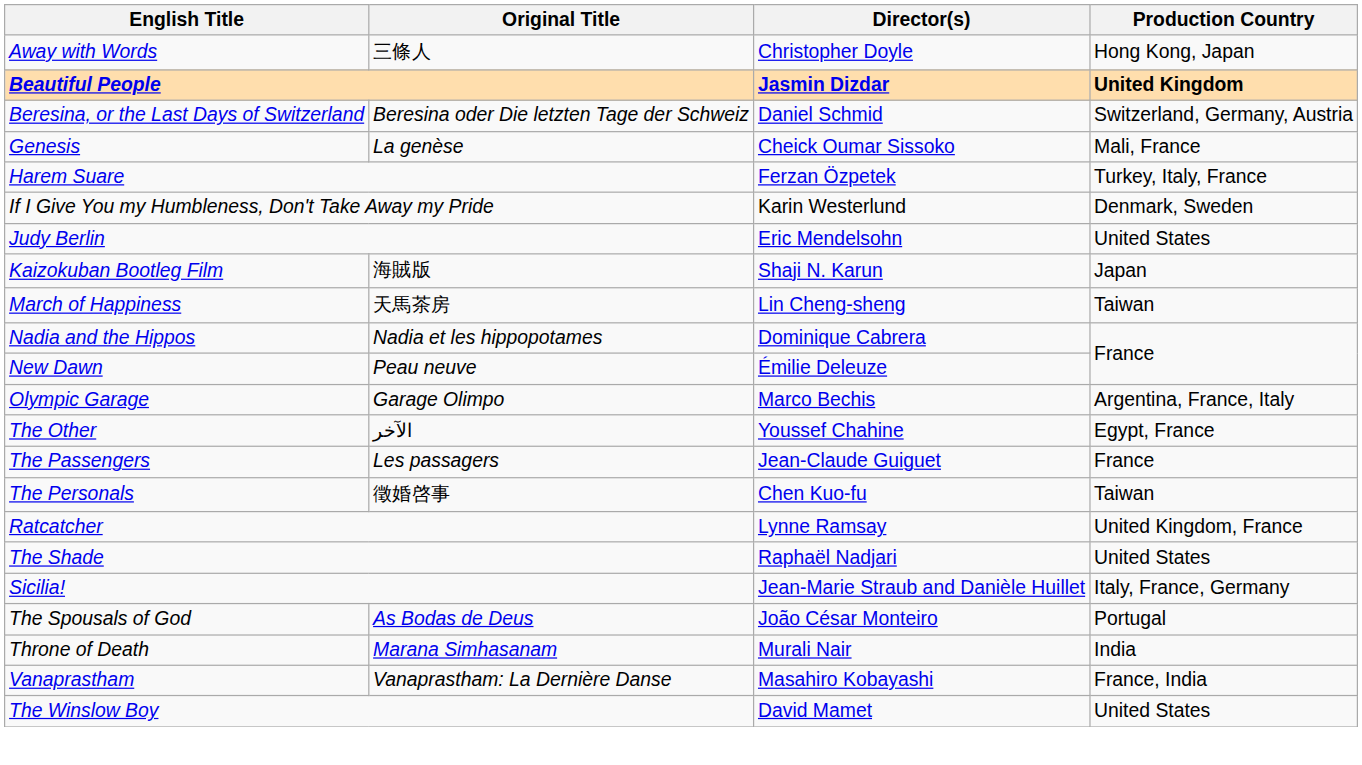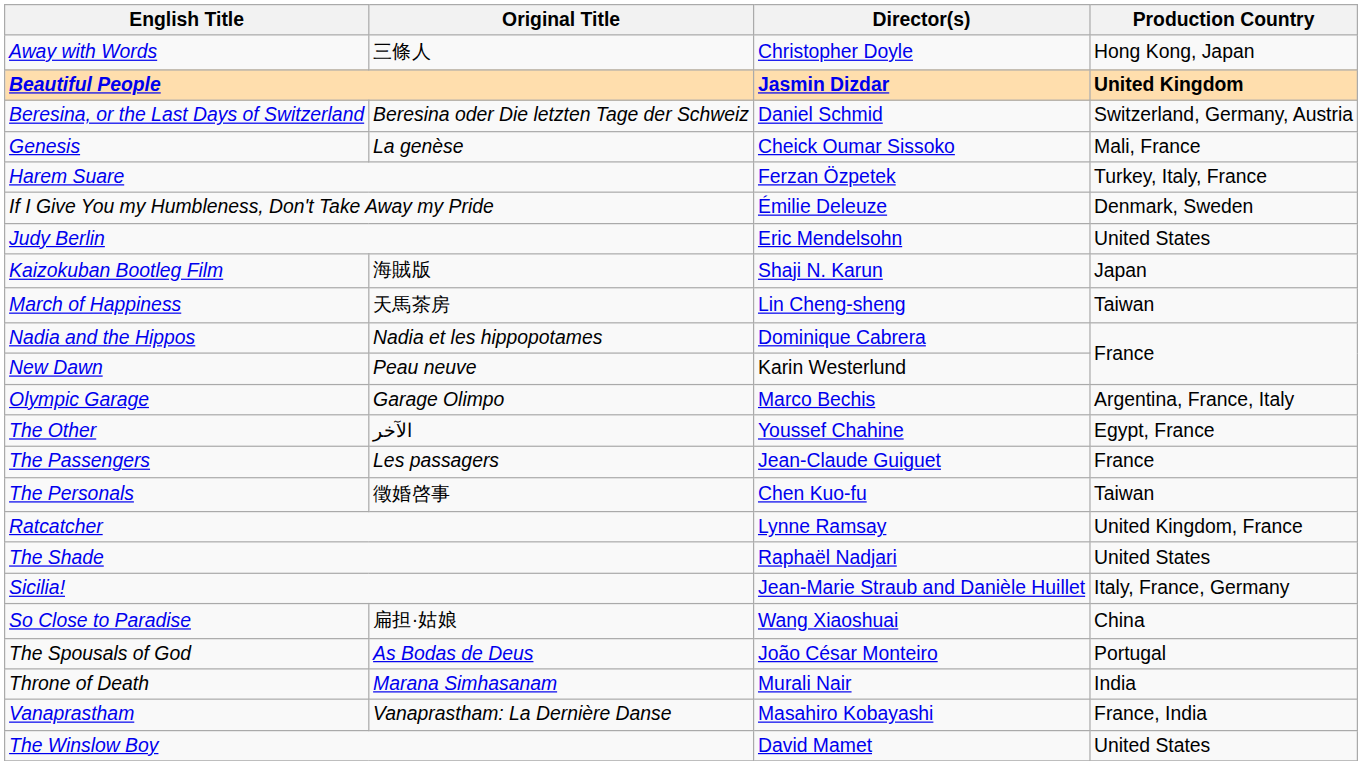(832, 207) Karin Westerlund -> (823, 207) Émilie Deleuze
(823, 368) Émilie Deleuze -> (832, 368) Karin Westerlund
+ row: (100, 620)
